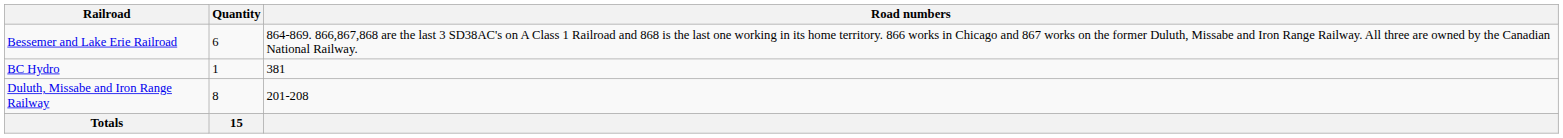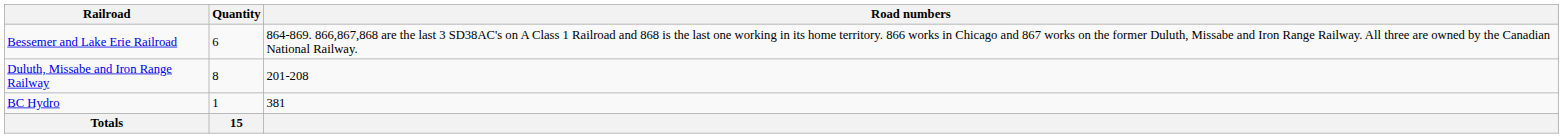rows swapped: (90, 95) <-> (33, 68)
